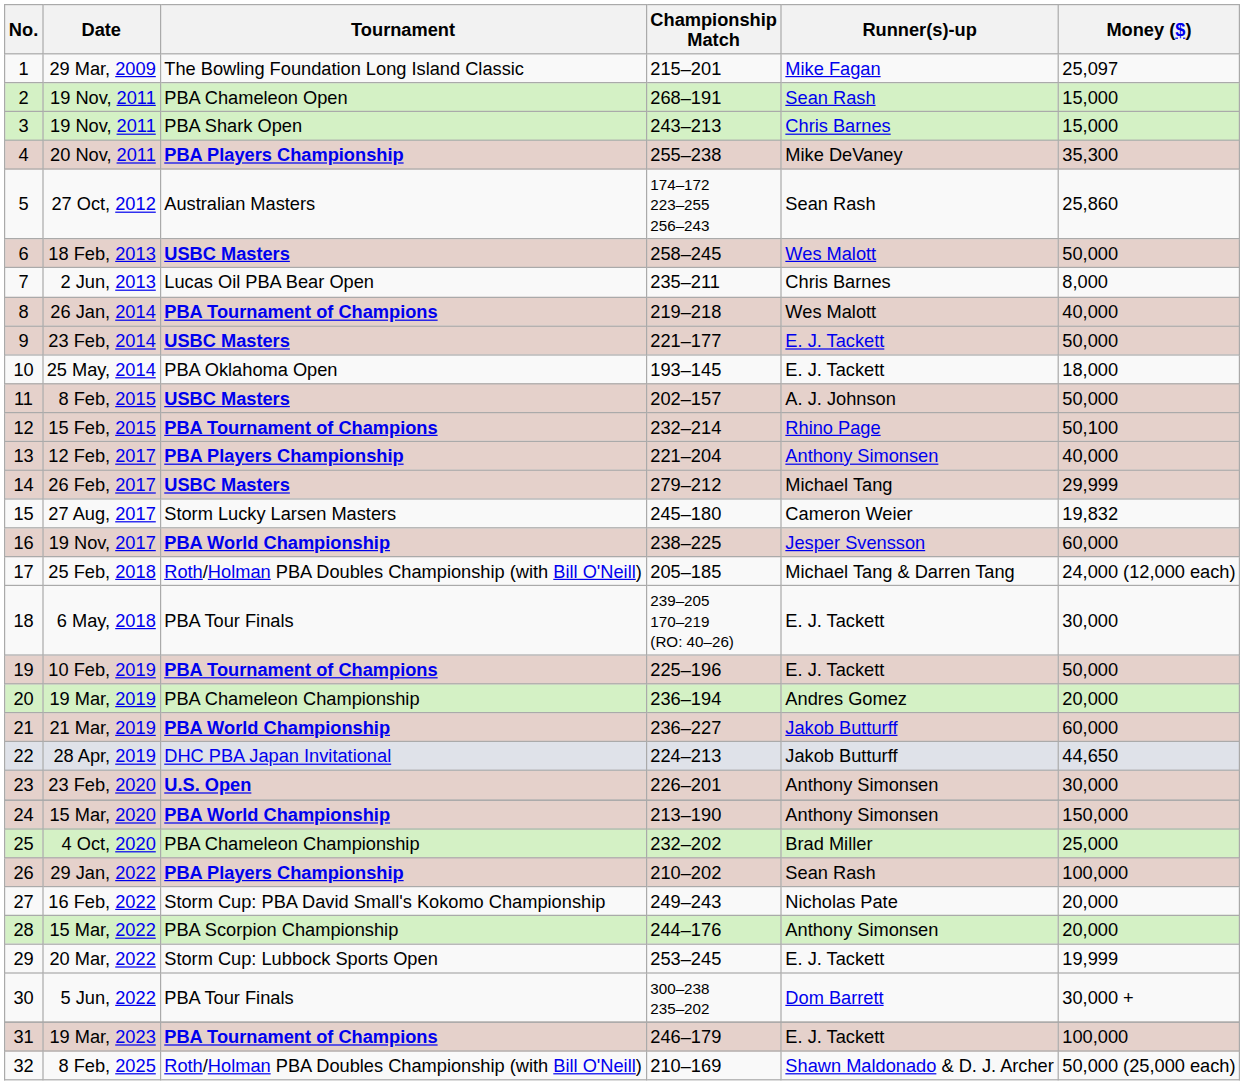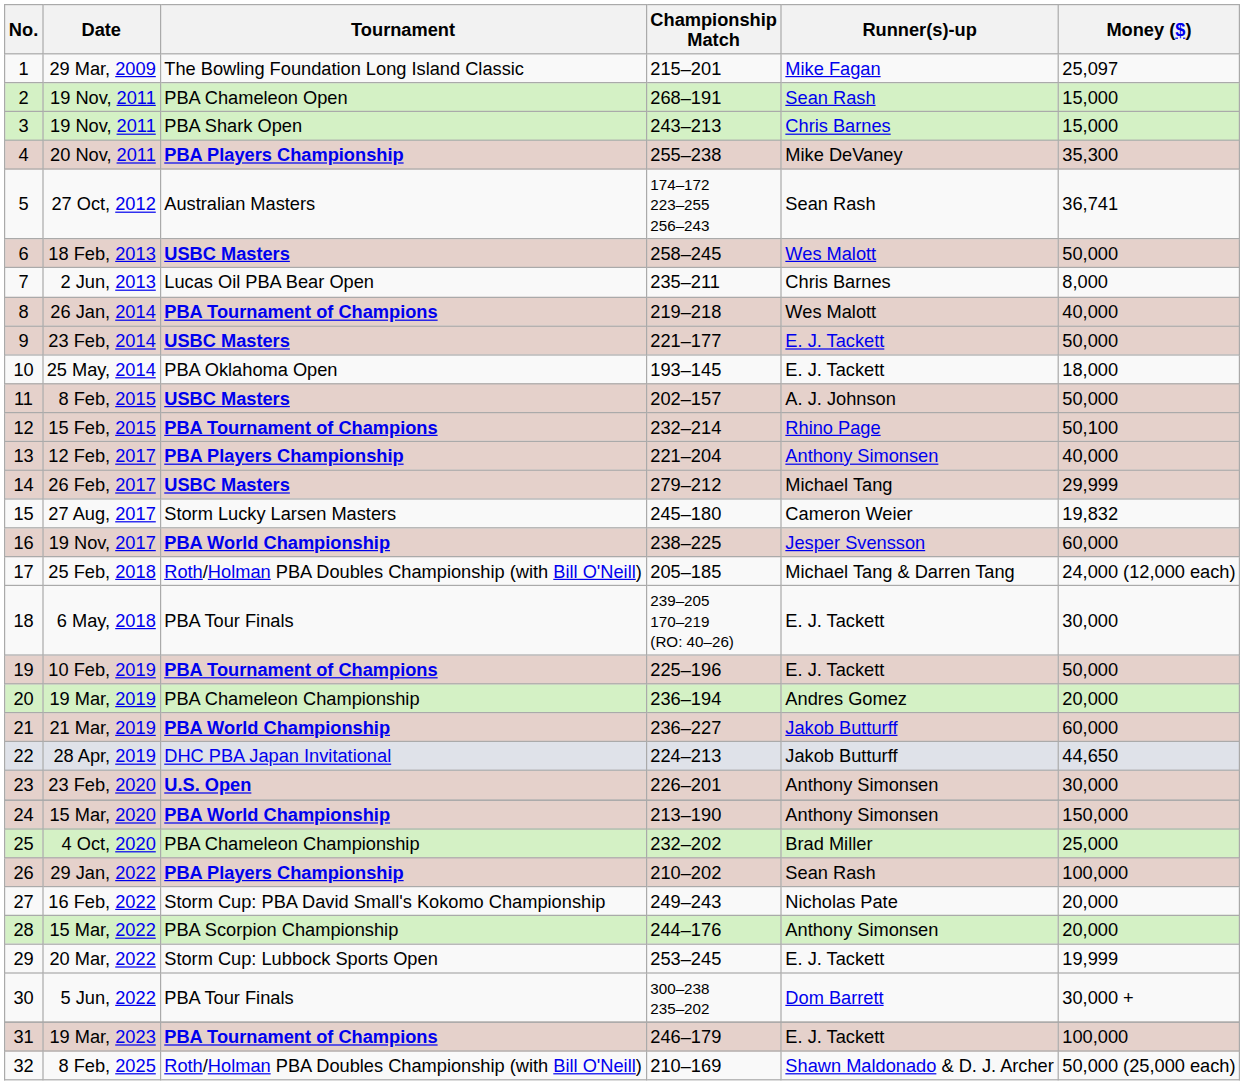(1090, 204) 25,860 -> (1090, 204) 36,741
